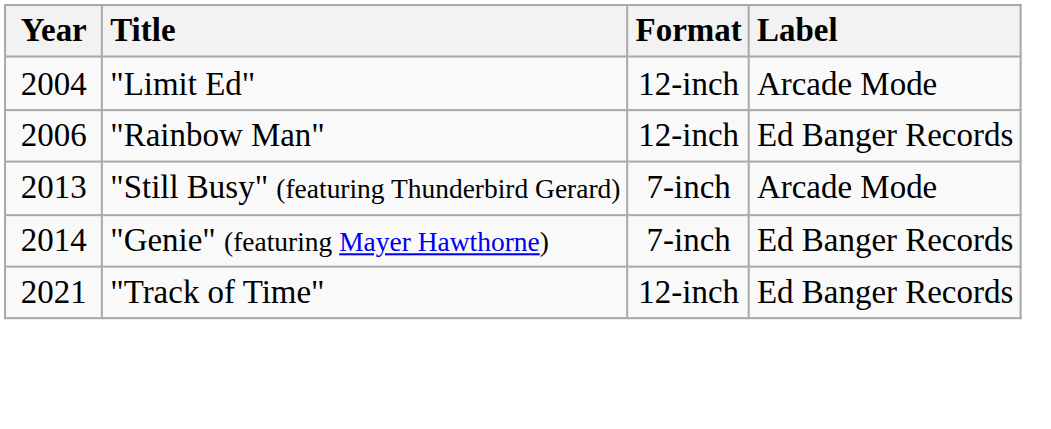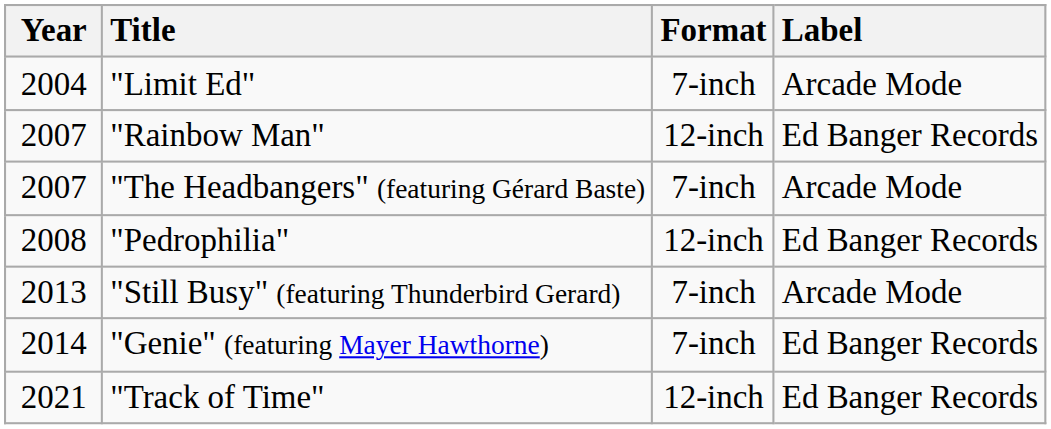(689, 82) 12-inch -> (714, 82) 7-inch
(54, 135) 2006 -> (54, 135) 2007
+ row: (378, 187)
+ row: (200, 239)
